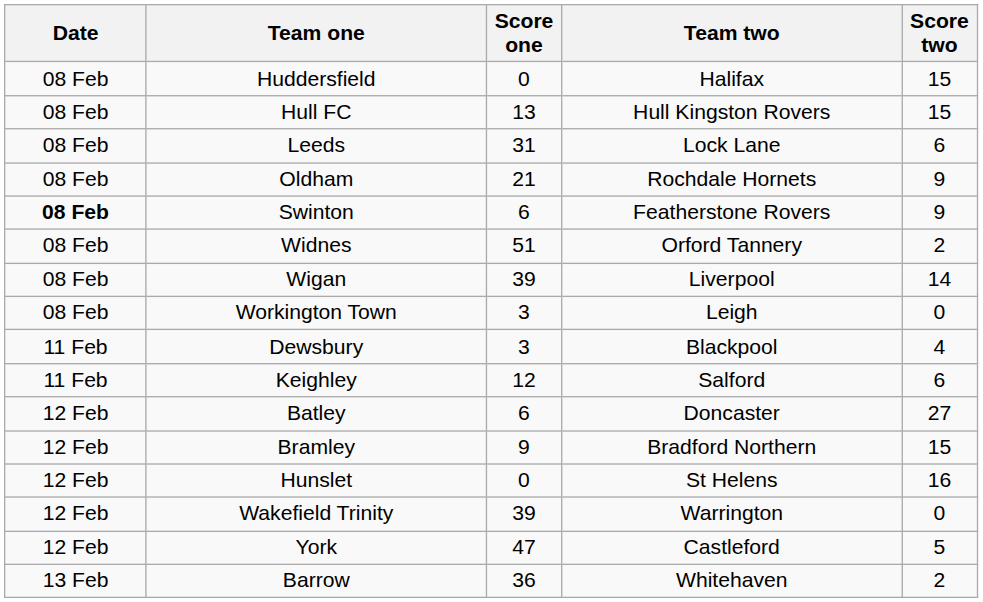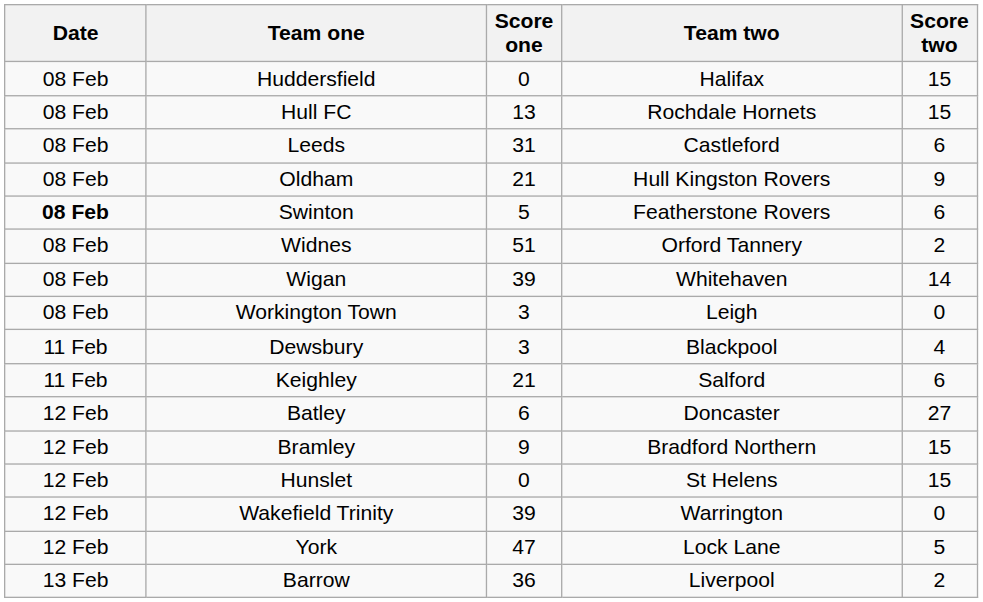(732, 111) Hull Kingston Rovers -> (732, 111) Rochdale Hornets
(732, 145) Lock Lane -> (732, 145) Castleford
(732, 178) Rochdale Hornets -> (732, 178) Hull Kingston Rovers
(524, 212) 6 -> (524, 212) 5
(939, 212) 9 -> (939, 212) 6
(732, 279) Liverpool -> (732, 279) Whitehaven
(524, 379) 12 -> (524, 379) 21
(939, 480) 16 -> (939, 480) 15
(732, 547) Castleford -> (732, 547) Lock Lane
(732, 580) Whitehaven -> (732, 580) Liverpool
